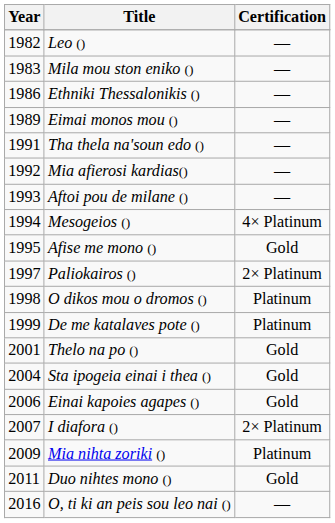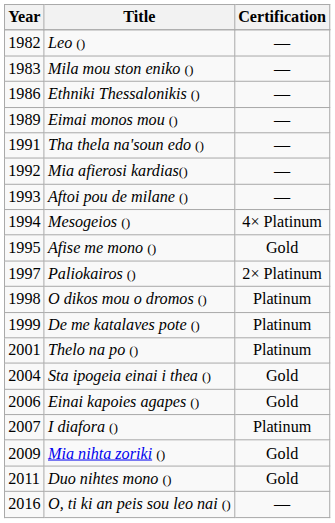(282, 350) Gold -> (282, 350) Platinum
(282, 427) 2× Platinum -> (282, 427) Platinum
(282, 453) Platinum -> (282, 453) Gold
